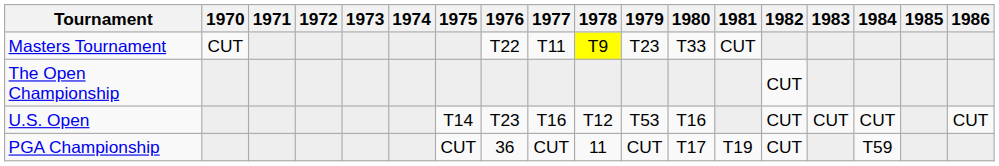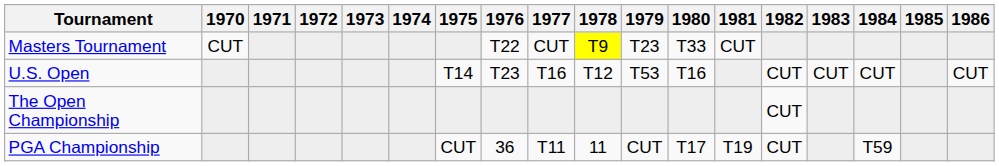(551, 46) T11 -> (551, 46) CUT
rows swapped: (49, 120) <-> (64, 83)
(551, 148) CUT -> (551, 148) T11
